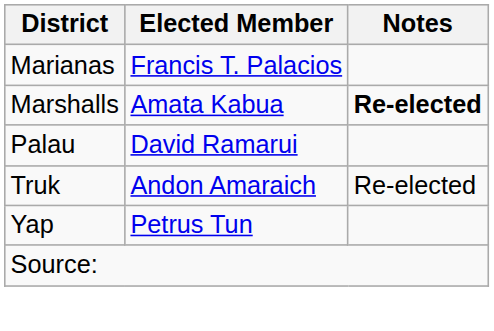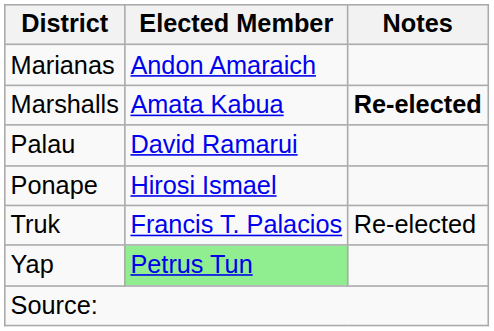(236, 64) Francis T. Palacios -> (223, 64) Andon Amaraich
+ row: (54, 184)
(223, 184) Andon Amaraich -> (236, 225) Francis T. Palacios
(192, 225) no background -> (192, 265) lightgreen background
